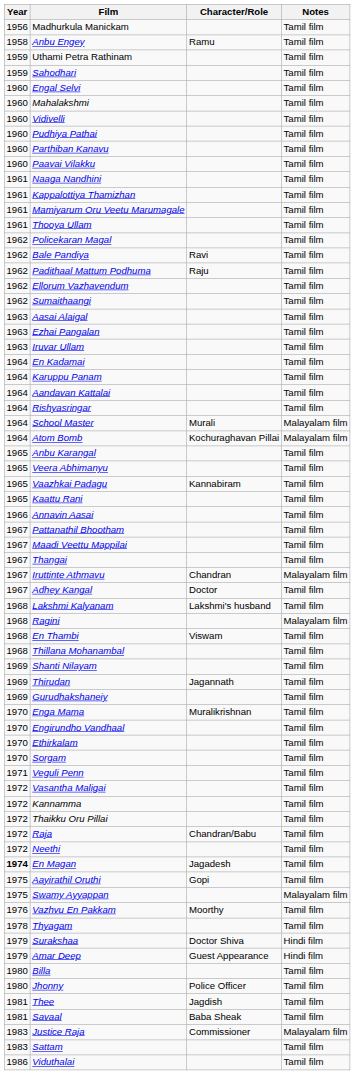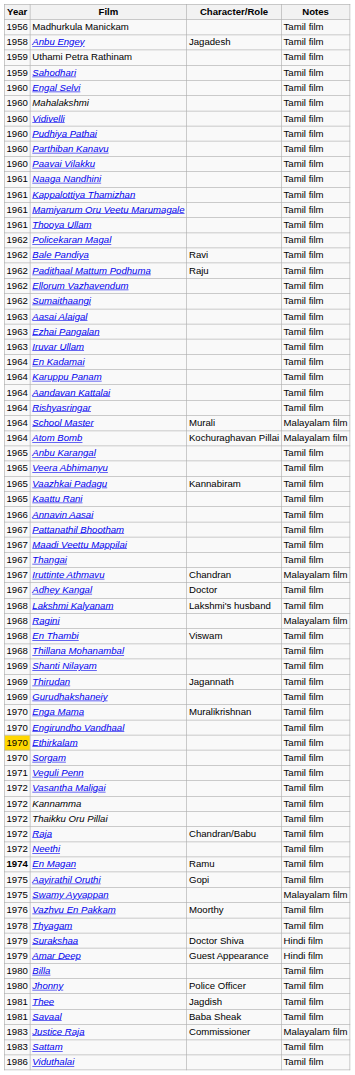(202, 42) Ramu -> (210, 42) Jagadesh
(17, 742) no background -> (17, 742) gold background
(210, 864) Jagadesh -> (202, 864) Ramu
